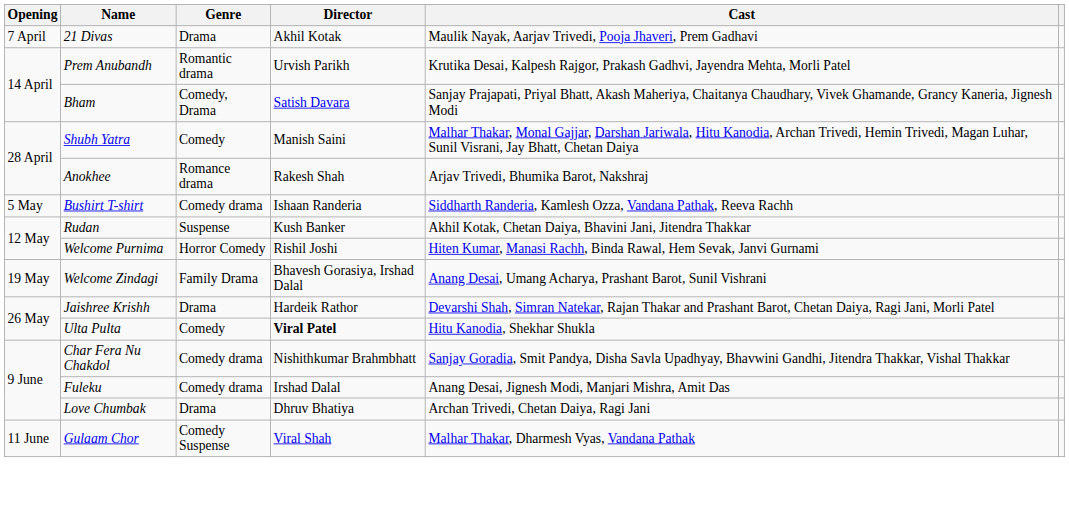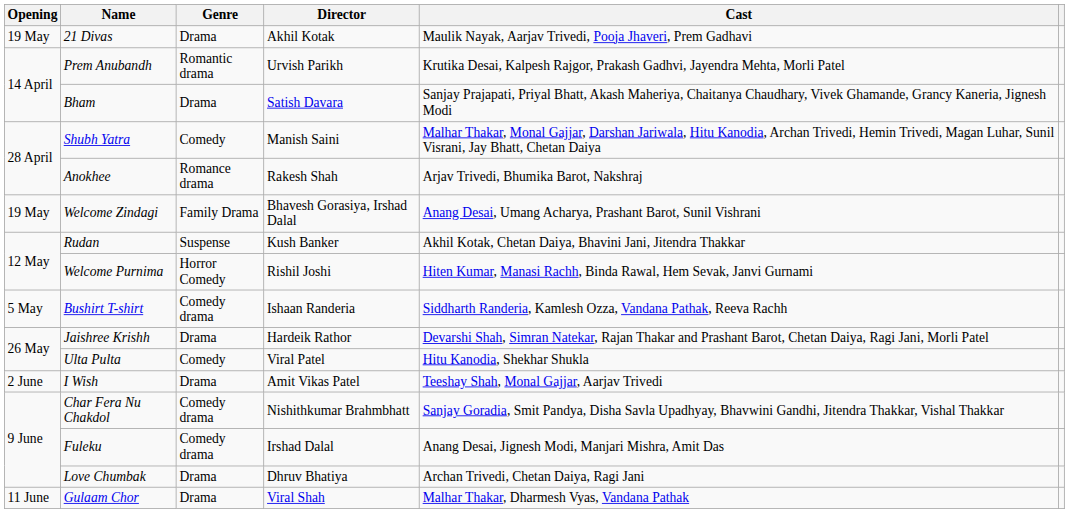(27, 36) 7 April -> (29, 36) 19 May
(203, 102) Comedy, Drama -> (198, 102) Drama
rows swapped: (103, 205) <-> (111, 278)
(305, 329) bold -> (296, 359) normal
+ row: (81, 381)
(204, 438) Comedy Suspense -> (198, 498) Drama
